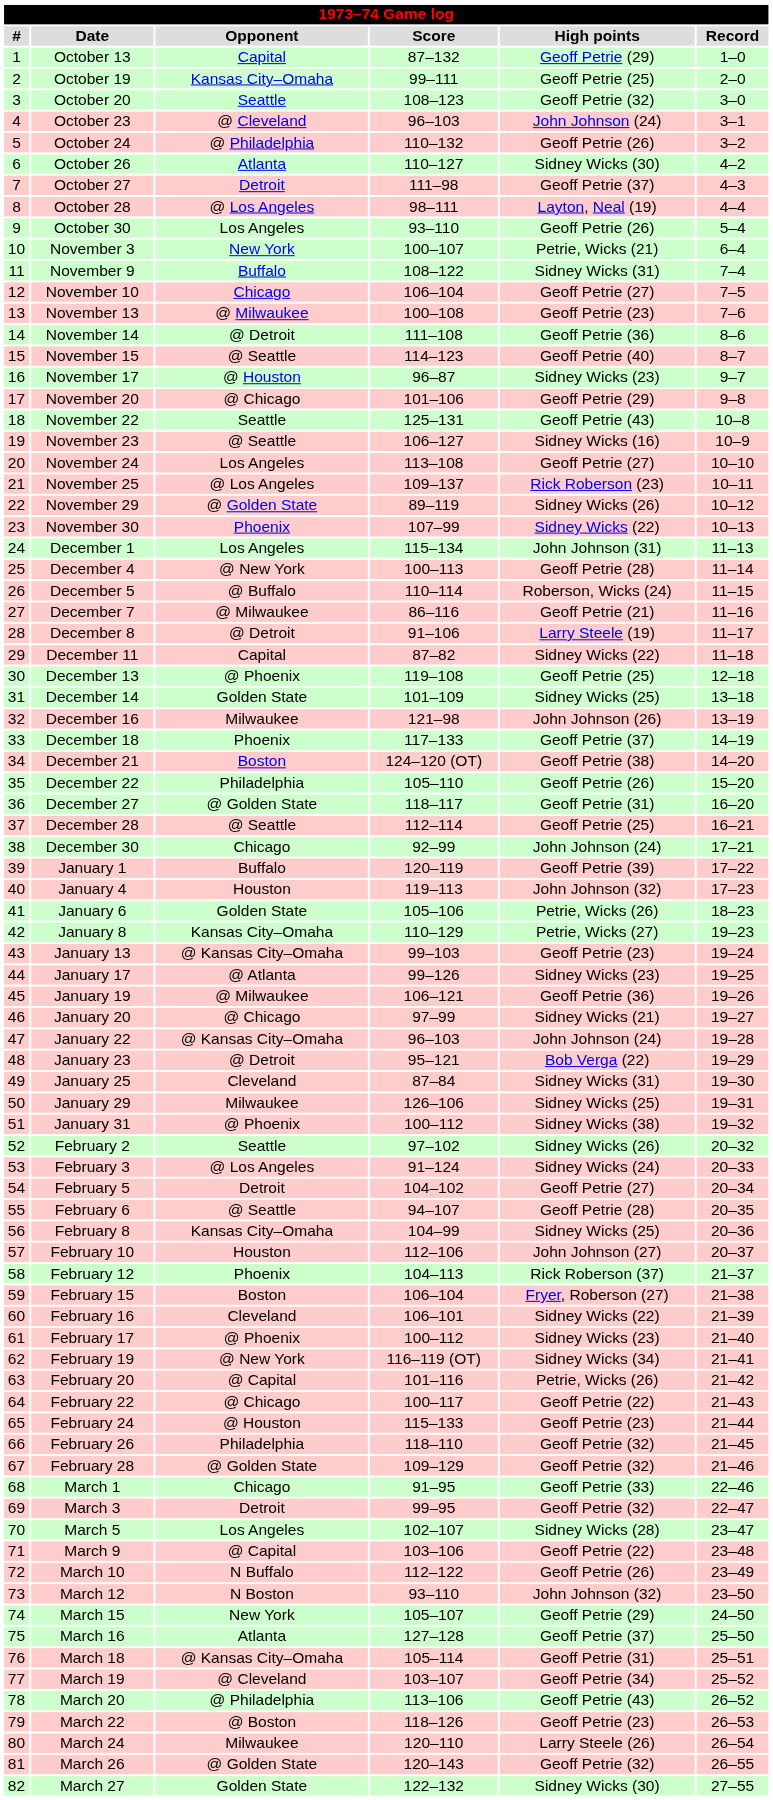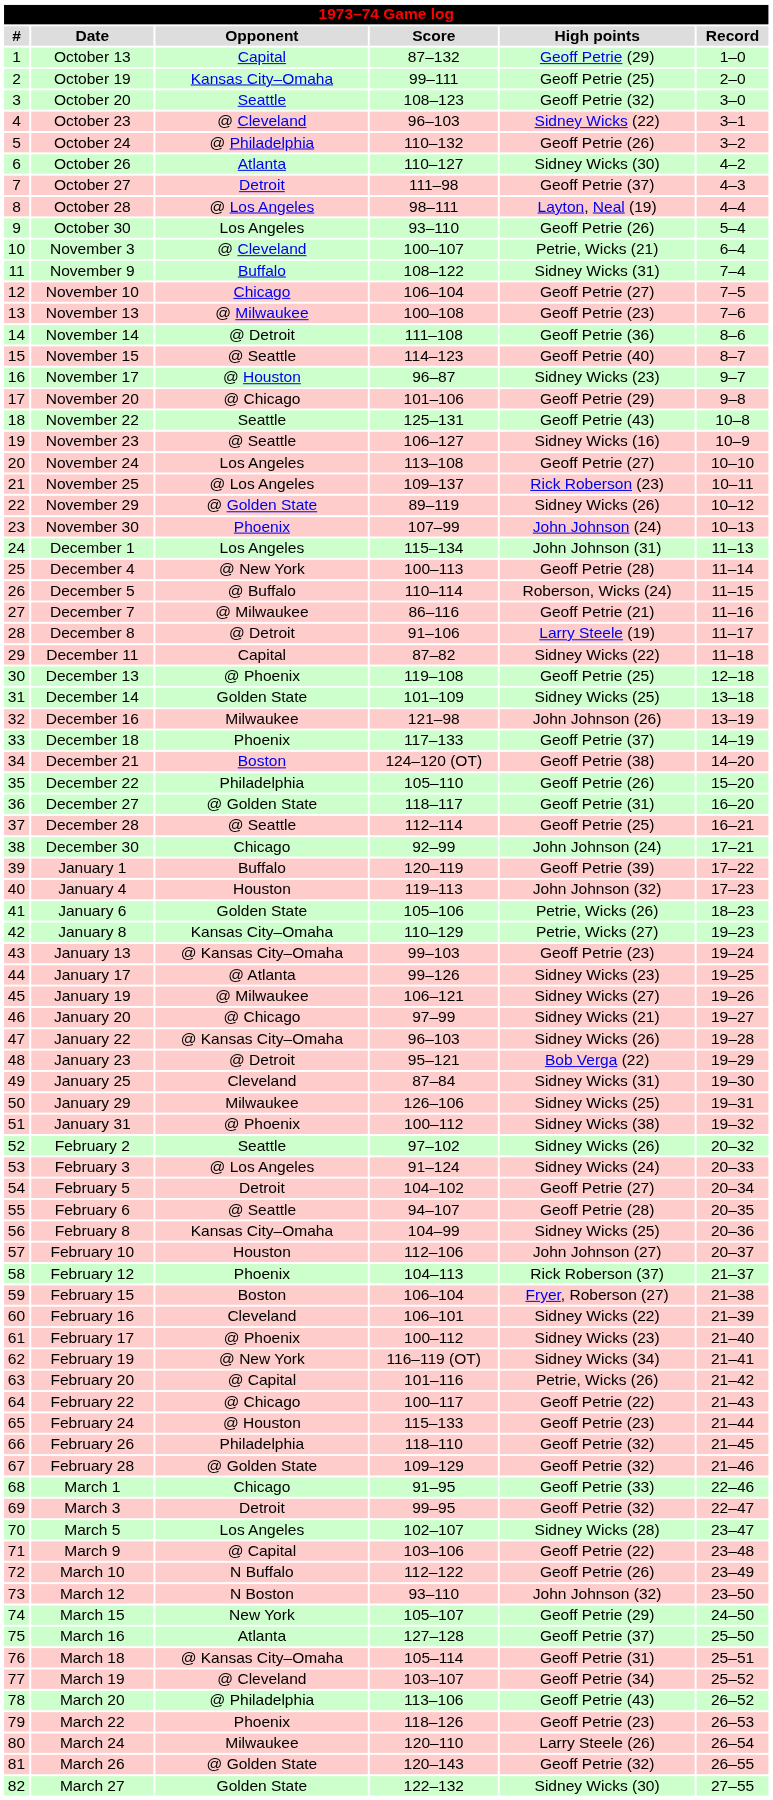(597, 121) John Johnson (24) -> (597, 121) Sidney Wicks (22)
(262, 249) New York -> (262, 249) @ Cleveland
(597, 526) Sidney Wicks (22) -> (597, 526) John Johnson (24)
(597, 996) Geoff Petrie (36) -> (597, 996) Sidney Wicks (27)
(597, 1038) John Johnson (24) -> (597, 1038) Sidney Wicks (26)
(262, 1721) @ Boston -> (262, 1721) Phoenix
